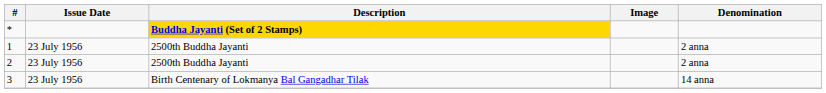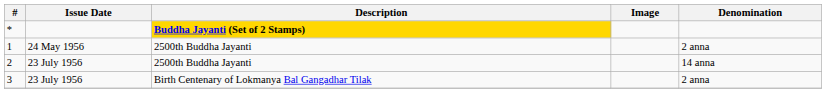(55, 46) 23 July 1956 -> (56, 46) 24 May 1956
(695, 63) 2 anna -> (698, 63) 14 anna
(697, 79) 14 anna -> (695, 79) 2 anna
